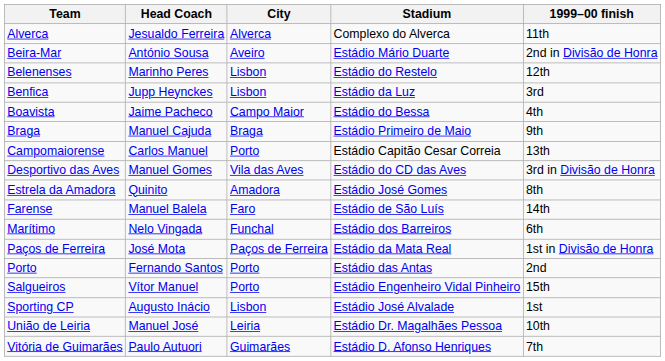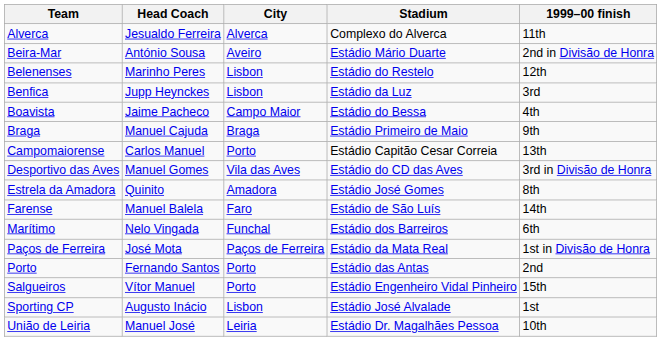- row: (65, 346)
